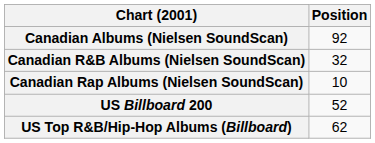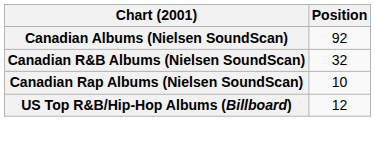- row: (156, 104)
(339, 127) 62 -> (339, 104) 12
